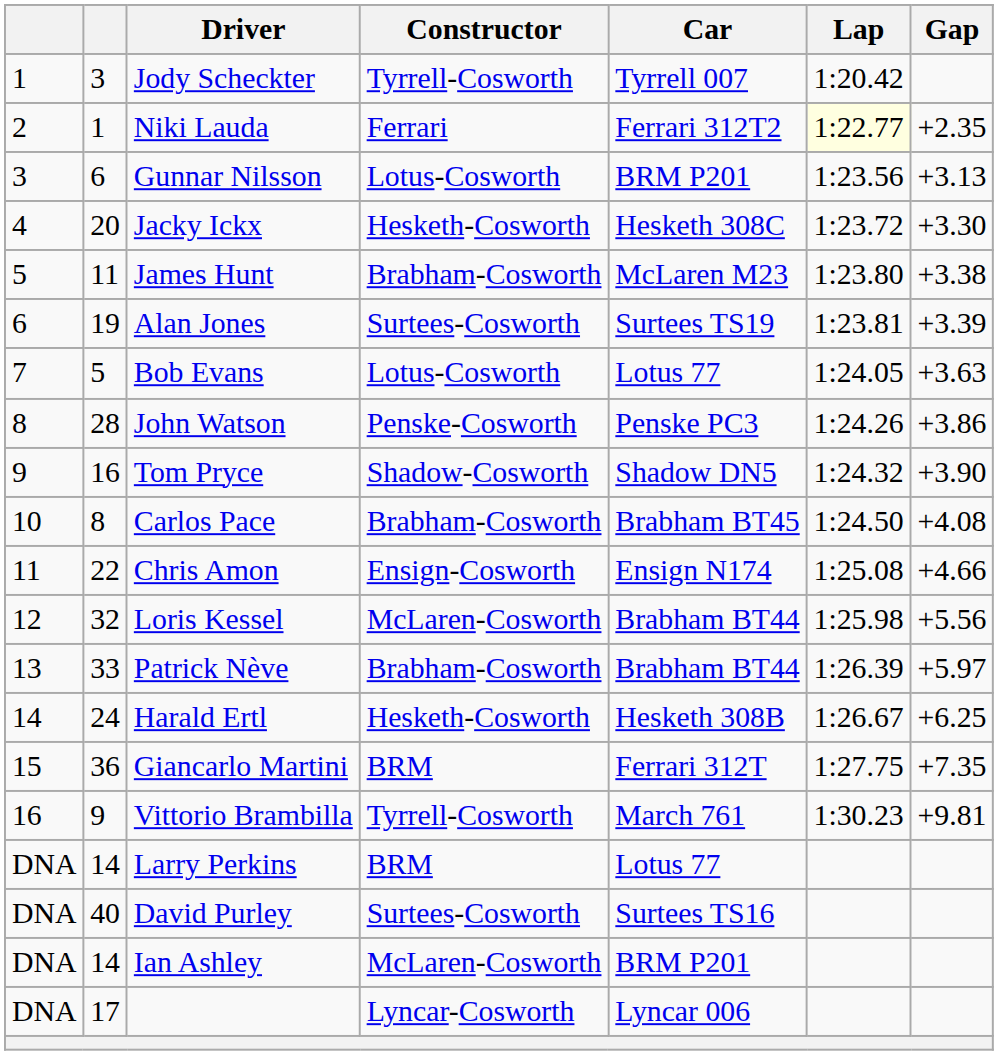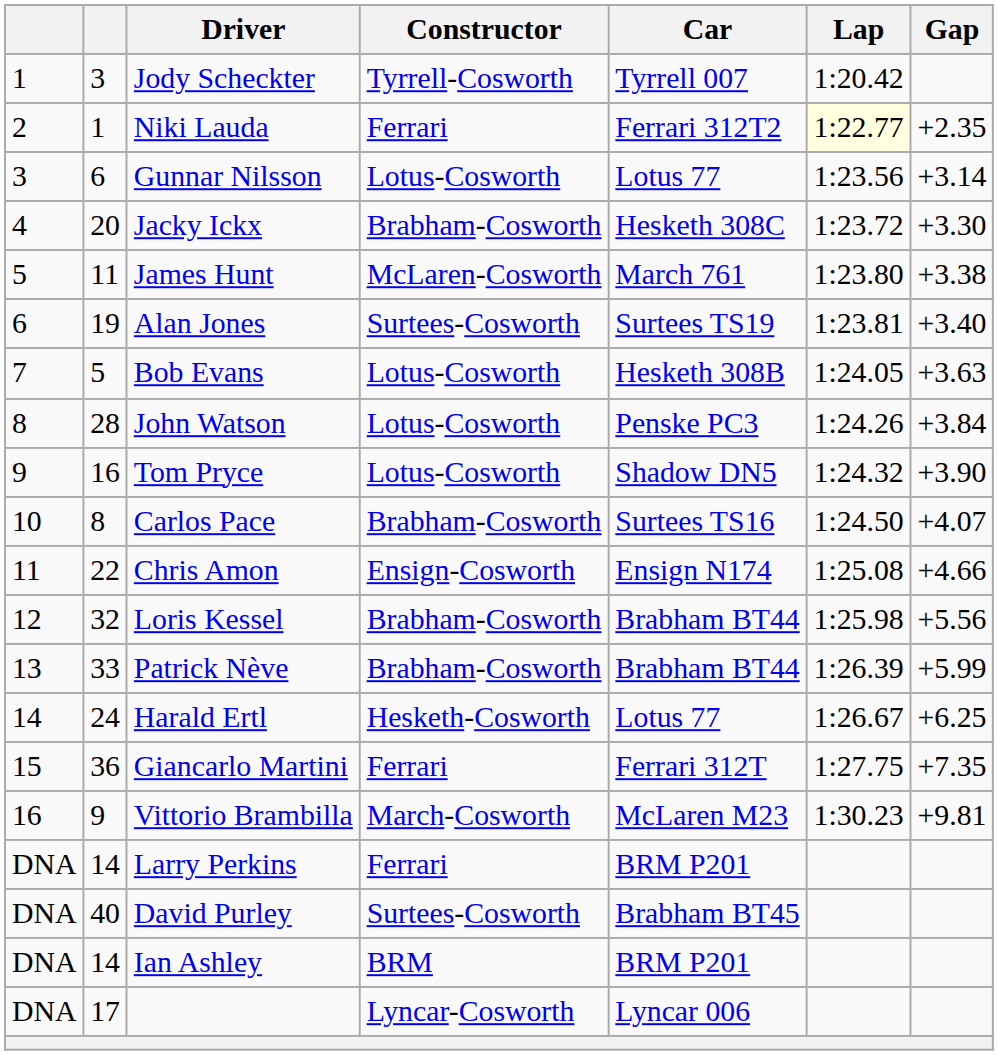(683, 176) BRM P201 -> (668, 176) Lotus 77
(952, 176) +3.13 -> (952, 176) +3.14
(478, 225) Hesketh-Cosworth -> (484, 225) Brabham-Cosworth
(484, 274) Brabham-Cosworth -> (484, 274) McLaren-Cosworth
(702, 274) McLaren M23 -> (680, 274) March 761
(952, 323) +3.39 -> (952, 323) +3.40
(668, 373) Lotus 77 -> (700, 373) Hesketh 308B
(472, 422) Penske-Cosworth -> (463, 422) Lotus-Cosworth
(952, 422) +3.86 -> (952, 422) +3.84
(477, 471) Shadow-Cosworth -> (463, 471) Lotus-Cosworth
(708, 520) Brabham BT45 -> (695, 520) Surtees TS16
(952, 520) +4.08 -> (952, 520) +4.07
(484, 618) McLaren-Cosworth -> (484, 618) Brabham-Cosworth
(952, 667) +5.97 -> (952, 667) +5.99
(700, 716) Hesketh 308B -> (668, 716) Lotus 77
(400, 766) BRM -> (407, 766) Ferrari
(470, 815) Tyrrell-Cosworth -> (468, 815) March-Cosworth
(680, 815) March 761 -> (702, 815) McLaren M23
(400, 864) BRM -> (407, 864) Ferrari
(668, 864) Lotus 77 -> (683, 864) BRM P201
(695, 913) Surtees TS16 -> (708, 913) Brabham BT45
(484, 962) McLaren-Cosworth -> (400, 962) BRM
